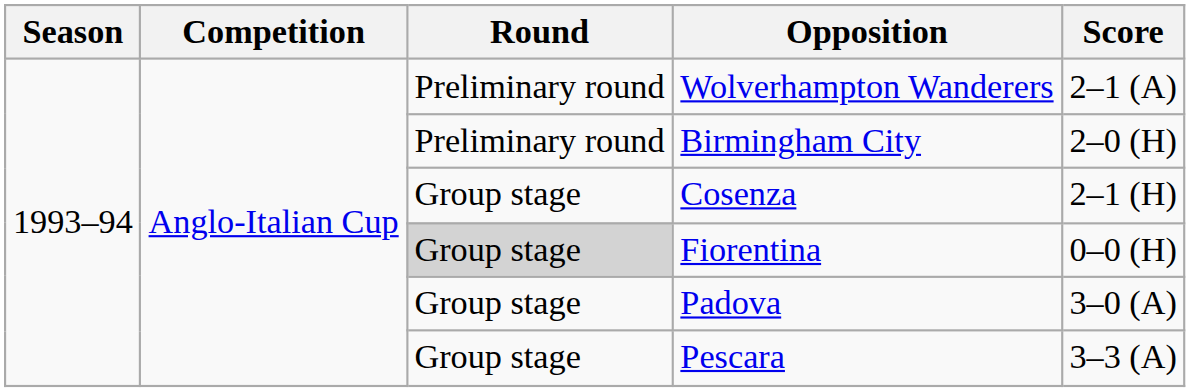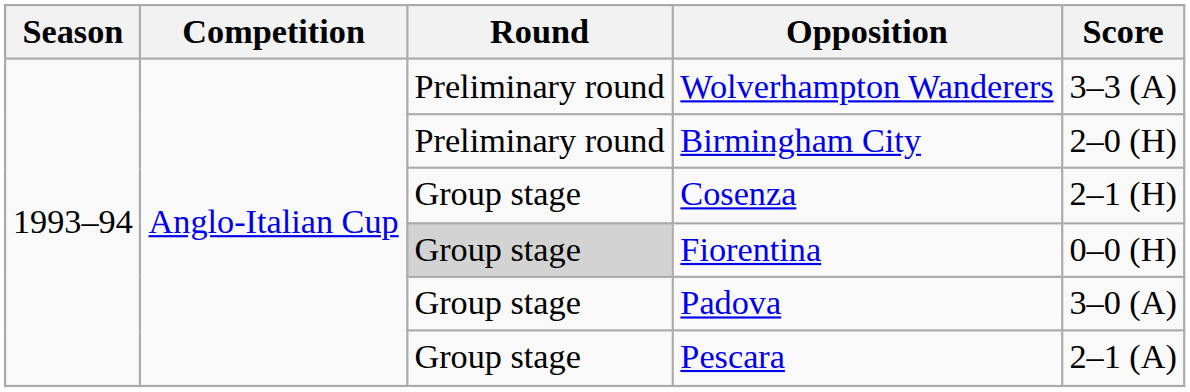(1123, 85) 2–1 (A) -> (1123, 85) 3–3 (A)
(1123, 357) 3–3 (A) -> (1123, 357) 2–1 (A)
